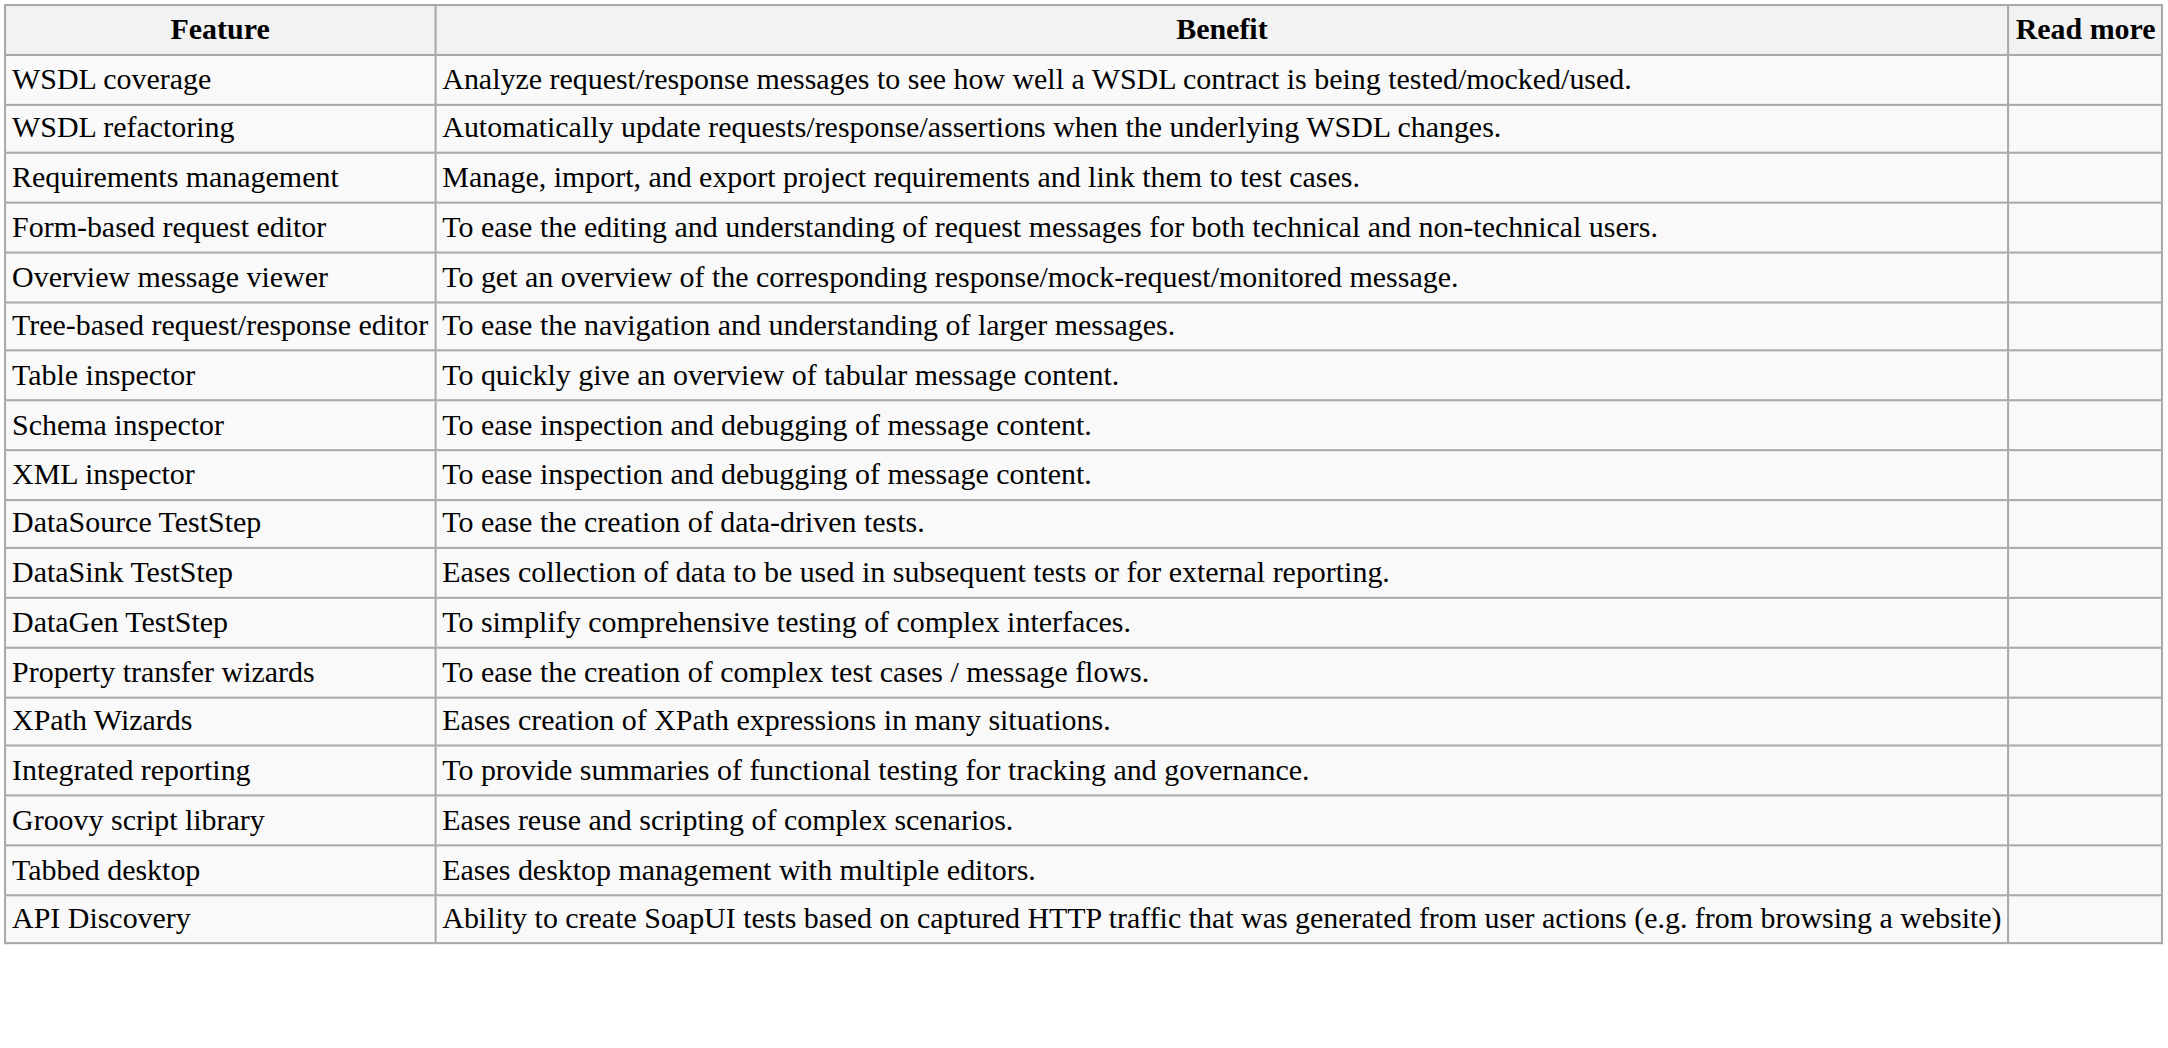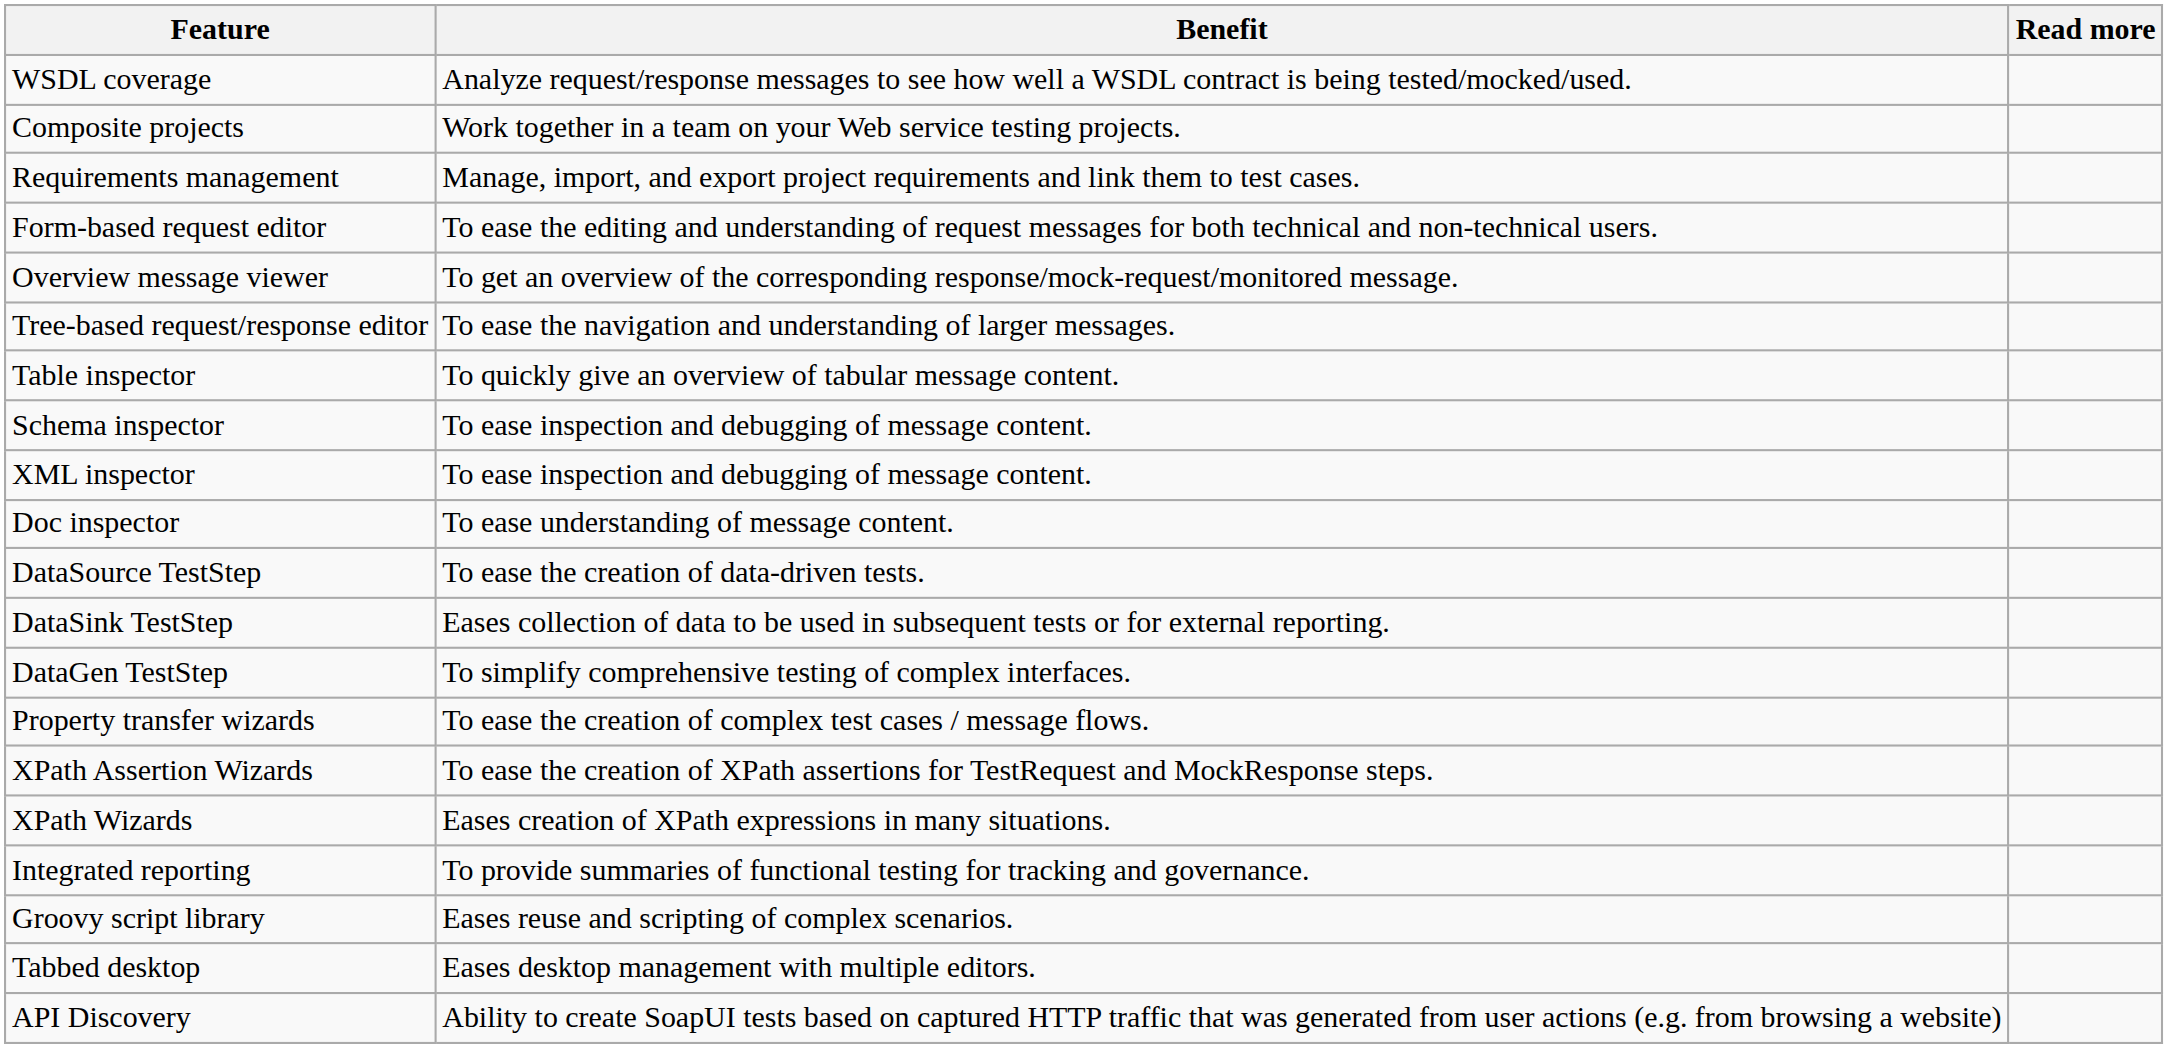- row: (123, 128)
+ row: (128, 128)
+ row: (96, 523)
+ row: (163, 770)
